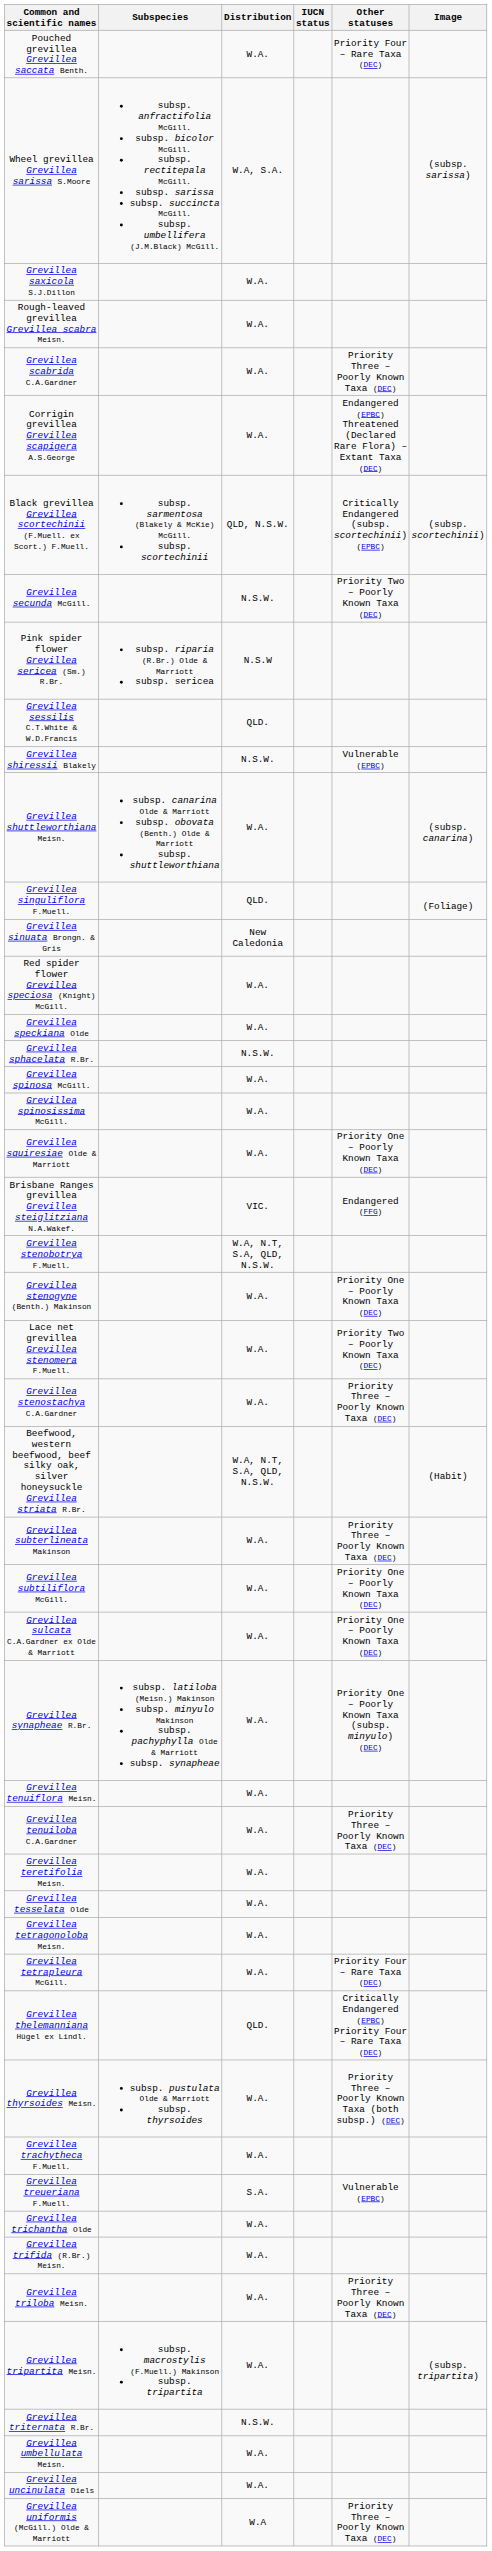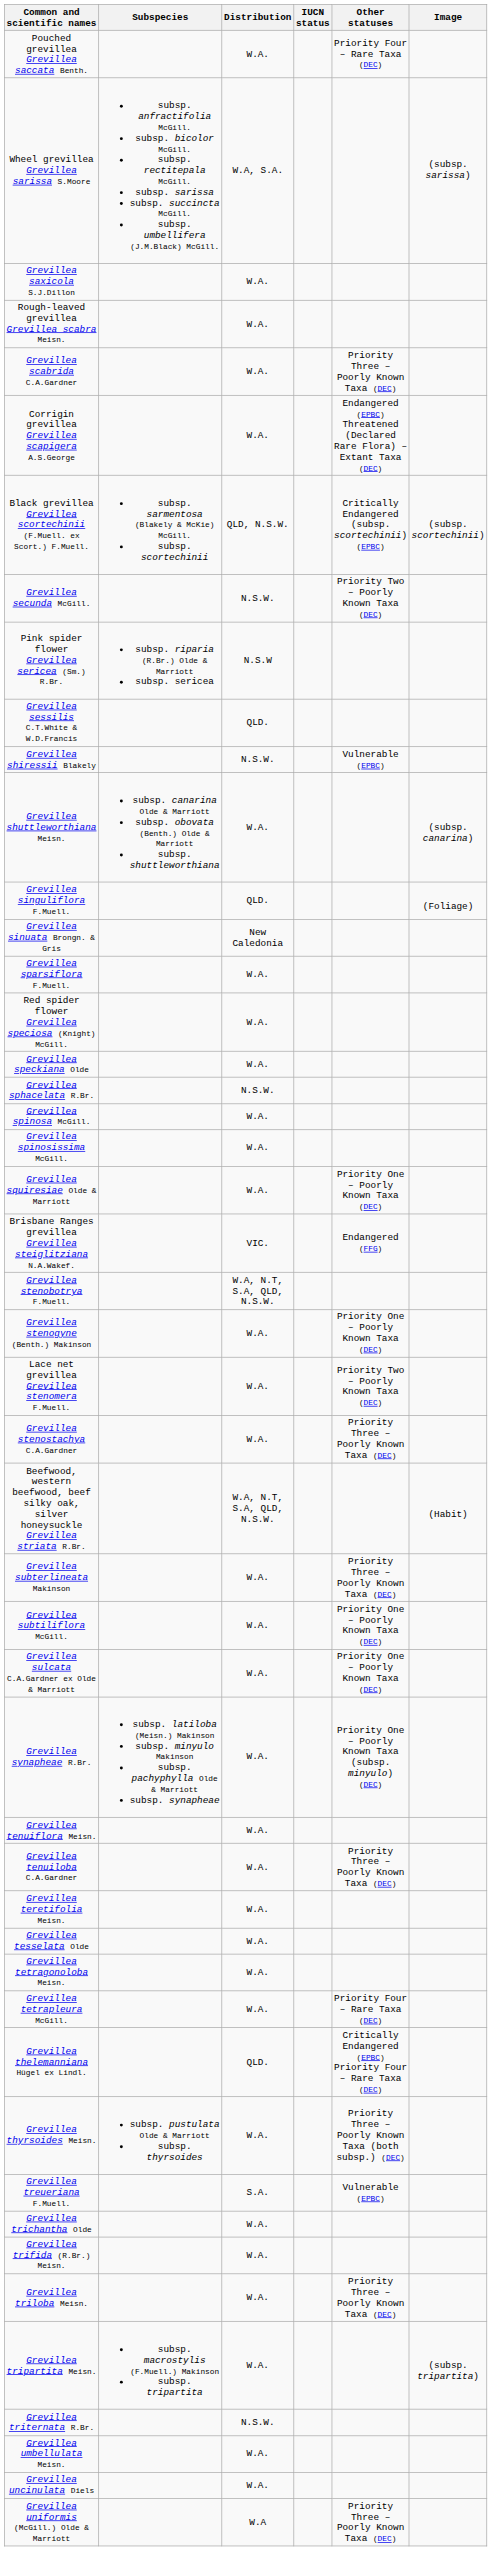+ row: (52, 974)
- row: (52, 2155)
